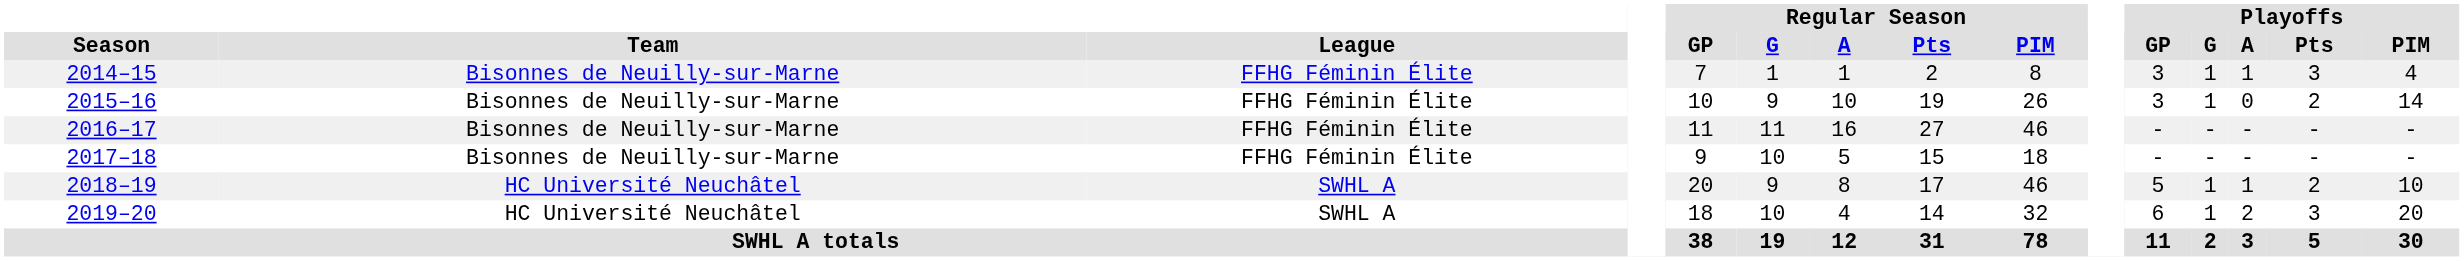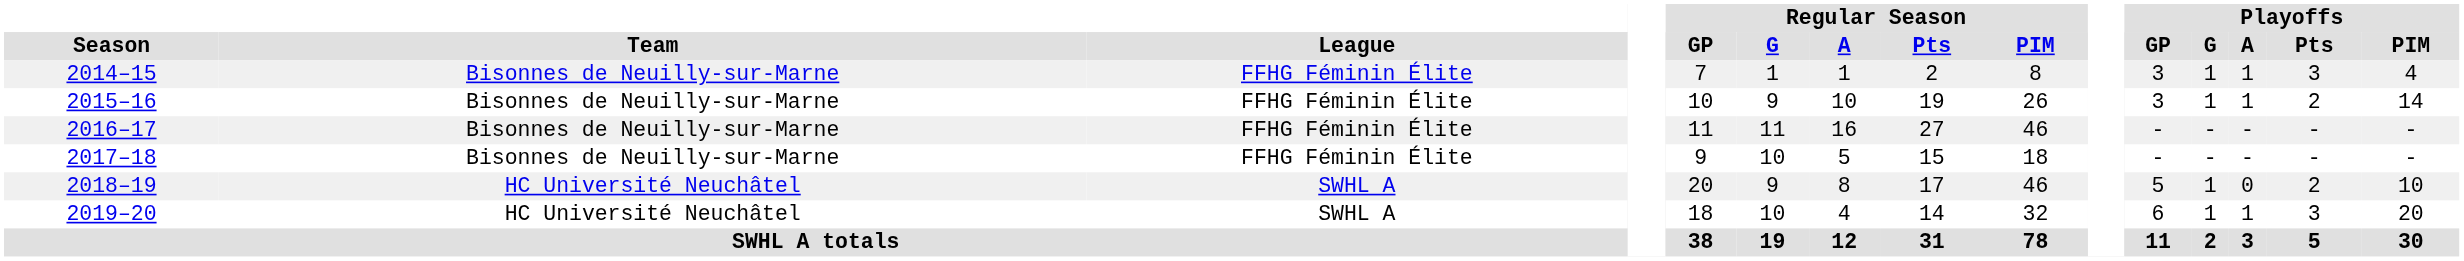(2247, 102) 0 -> (2247, 102) 1
(2247, 186) 1 -> (2247, 186) 0
(2247, 214) 2 -> (2247, 214) 1
